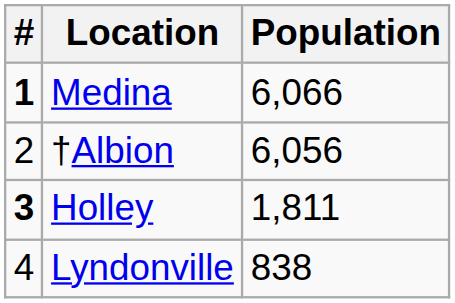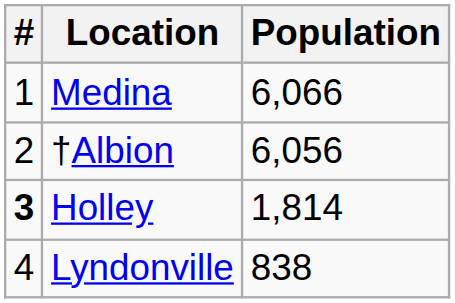(24, 92) bold -> (24, 92) normal
(296, 208) 1,811 -> (297, 208) 1,814
